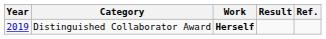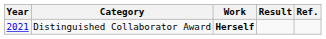(18, 27) 2019 -> (18, 27) 2021
